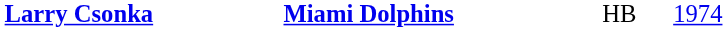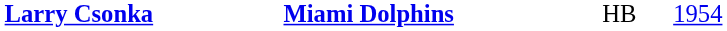(698, 14) 1974 -> (698, 14) 1954
